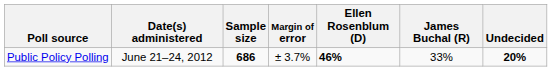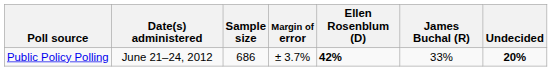(246, 57) bold -> (246, 57) normal
(330, 57) 46% -> (330, 57) 42%
